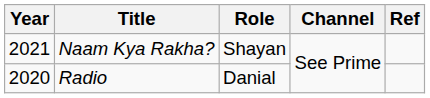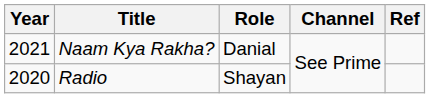(255, 48) Shayan -> (249, 48) Danial
(249, 78) Danial -> (255, 78) Shayan
